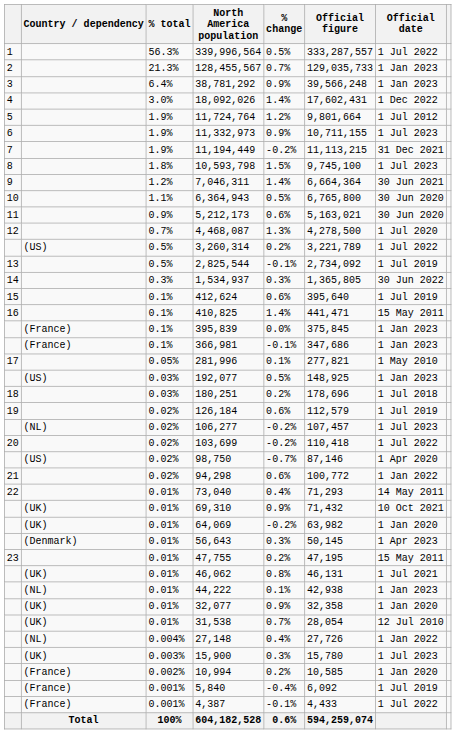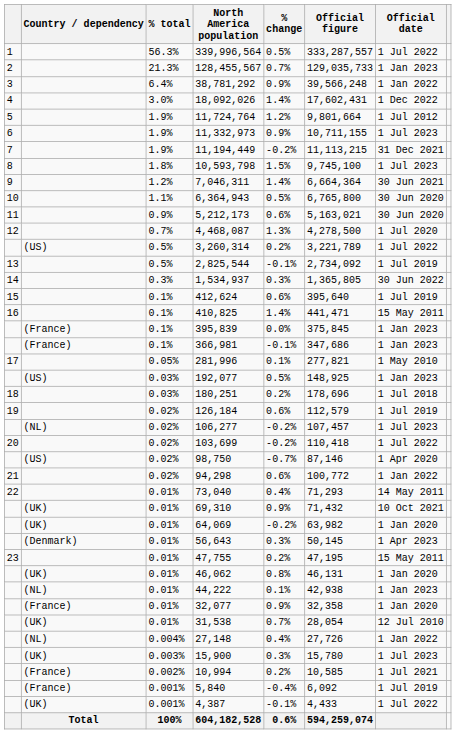(408, 85) 1 Jan 2023 -> (408, 85) 1 Jan 2022
(408, 574) 1 Jul 2021 -> (408, 574) 1 Jan 2020
(36, 607) (UK) -> (48, 607) (France)
(408, 672) 1 Jan 2020 -> (408, 672) 1 Jul 2021
(48, 705) (France) -> (36, 705) (UK)
